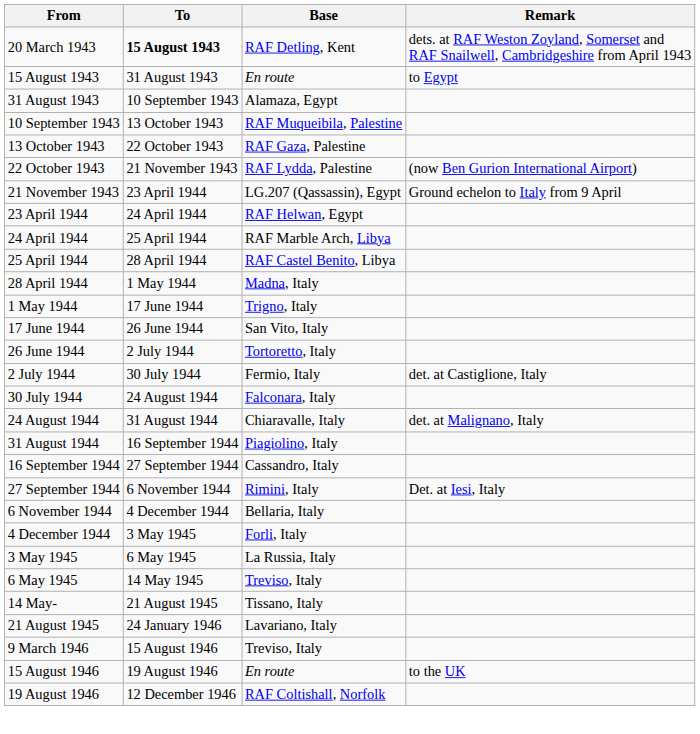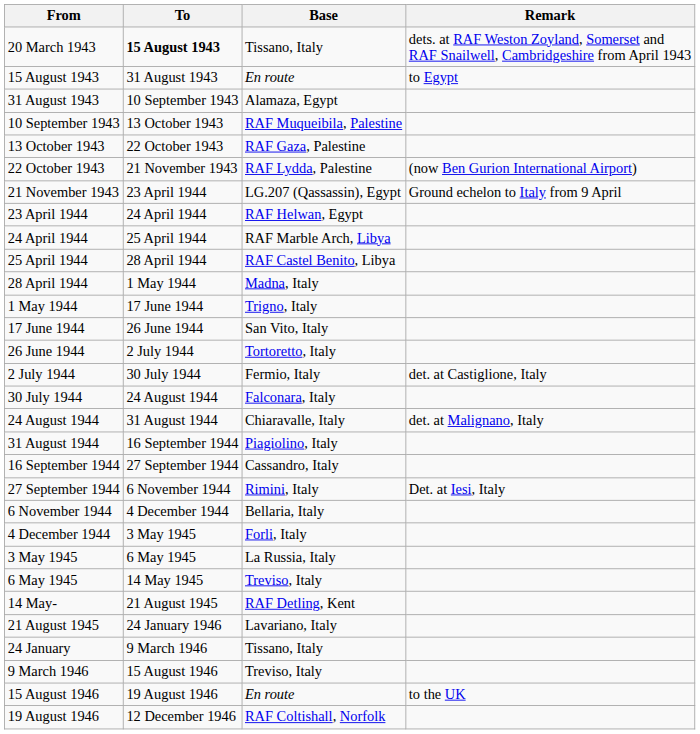(300, 46) RAF Detling, Kent -> (284, 46) Tissano, Italy
(284, 603) Tissano, Italy -> (300, 603) RAF Detling, Kent
+ row: (39, 648)
